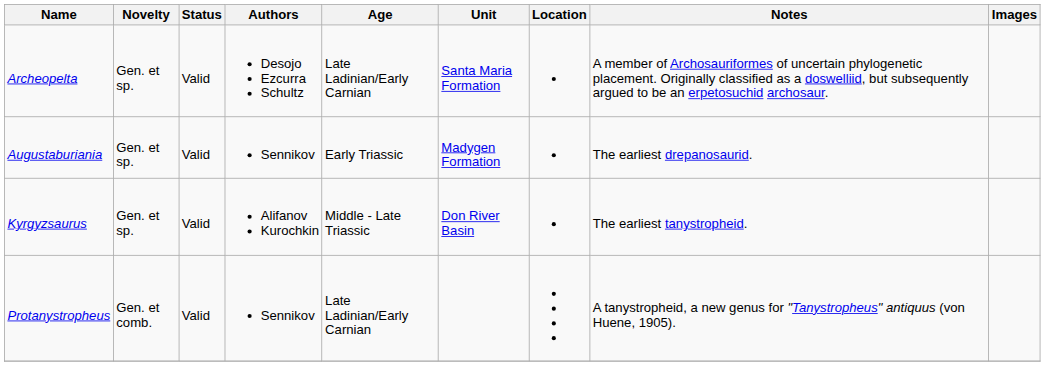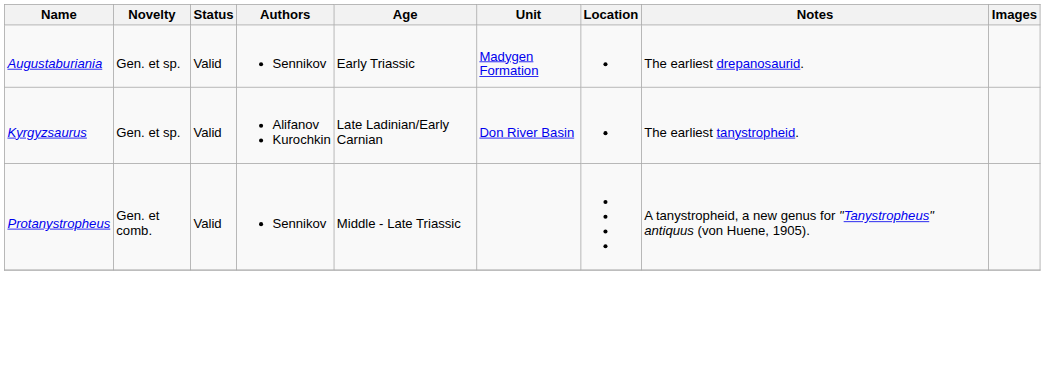- row: (42, 78)
(363, 224) Middle - Late Triassic -> (393, 132) Late Ladinian/Early Carnian
(367, 315) Late Ladinian/Early Carnian -> (399, 224) Middle - Late Triassic
